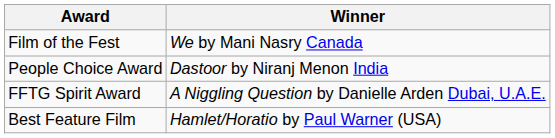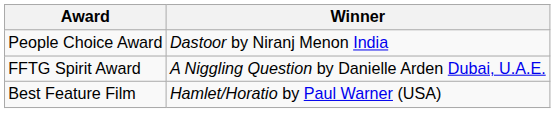- row: (64, 42)
